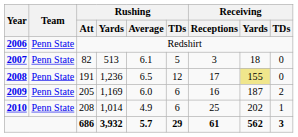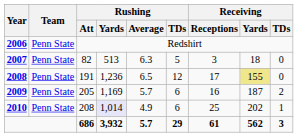(146, 60) 6.1 -> (146, 60) 6.3
(146, 92) 6.0 -> (146, 92) 5.7
(111, 108) no background -> (111, 108) lavender background
